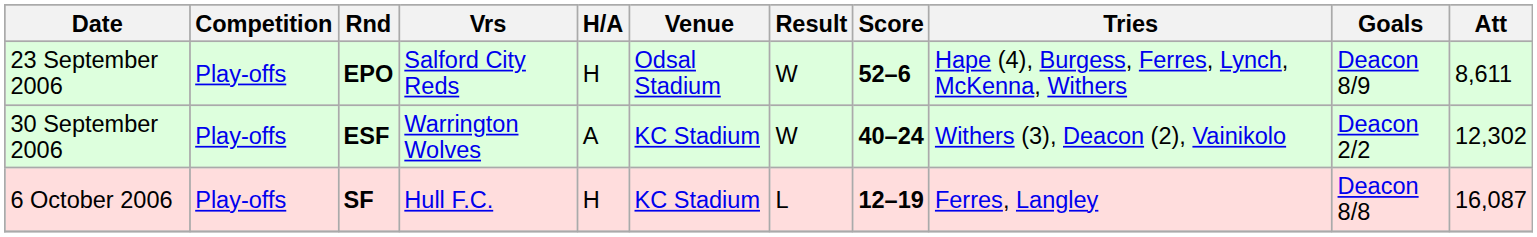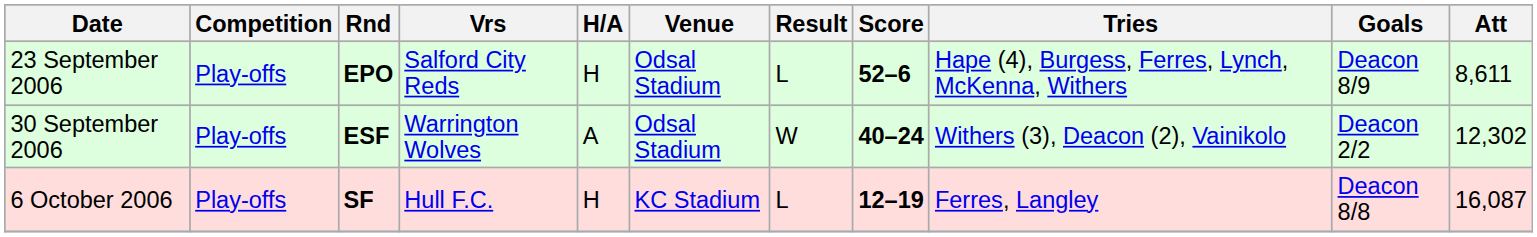(787, 73) W -> (782, 73) L
(697, 136) KC Stadium -> (678, 136) Odsal Stadium
